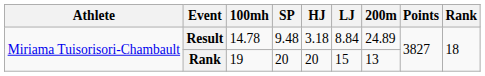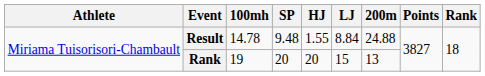(317, 38) 3.18 -> (317, 38) 1.55
(380, 38) 24.89 -> (380, 38) 24.88
